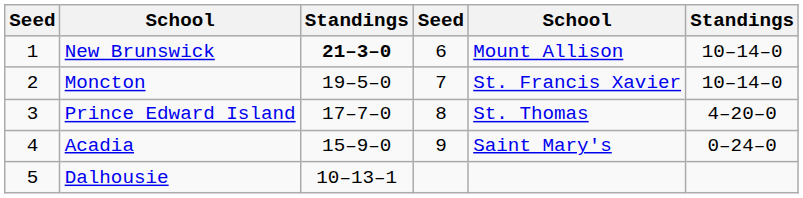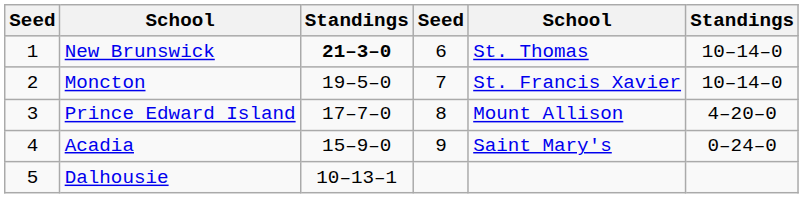(548, 52) Mount Allison -> (531, 52) St. Thomas
(531, 114) St. Thomas -> (548, 114) Mount Allison
